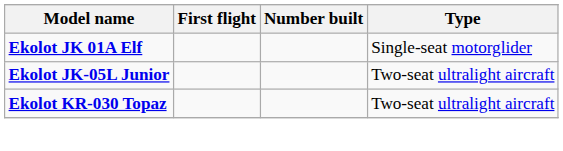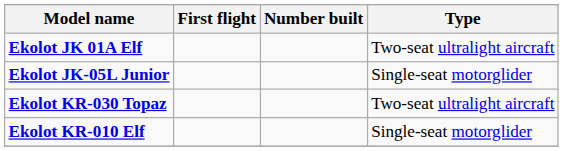(452, 47) Single-seat motorglider -> (463, 47) Two-seat ultralight aircraft
(463, 75) Two-seat ultralight aircraft -> (452, 75) Single-seat motorglider
+ row: (77, 132)
